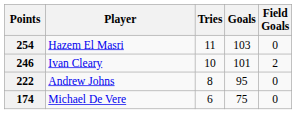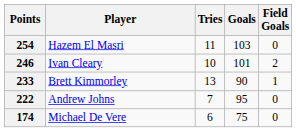+ row: (25, 81)
(210, 81) 8 -> (210, 99) 7
